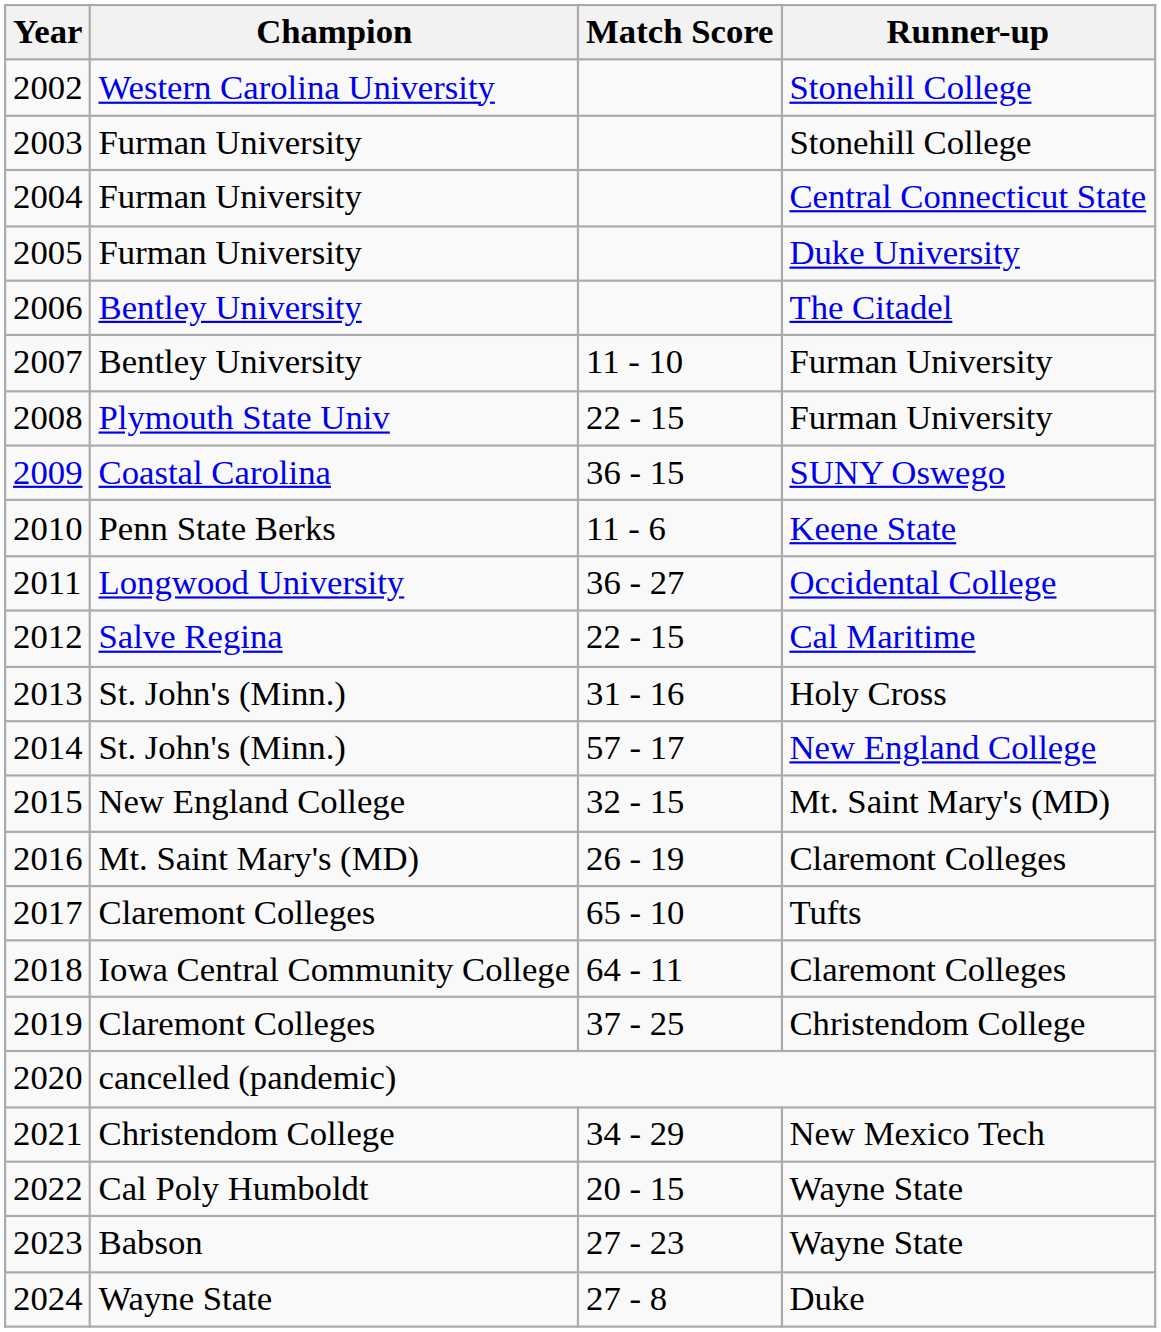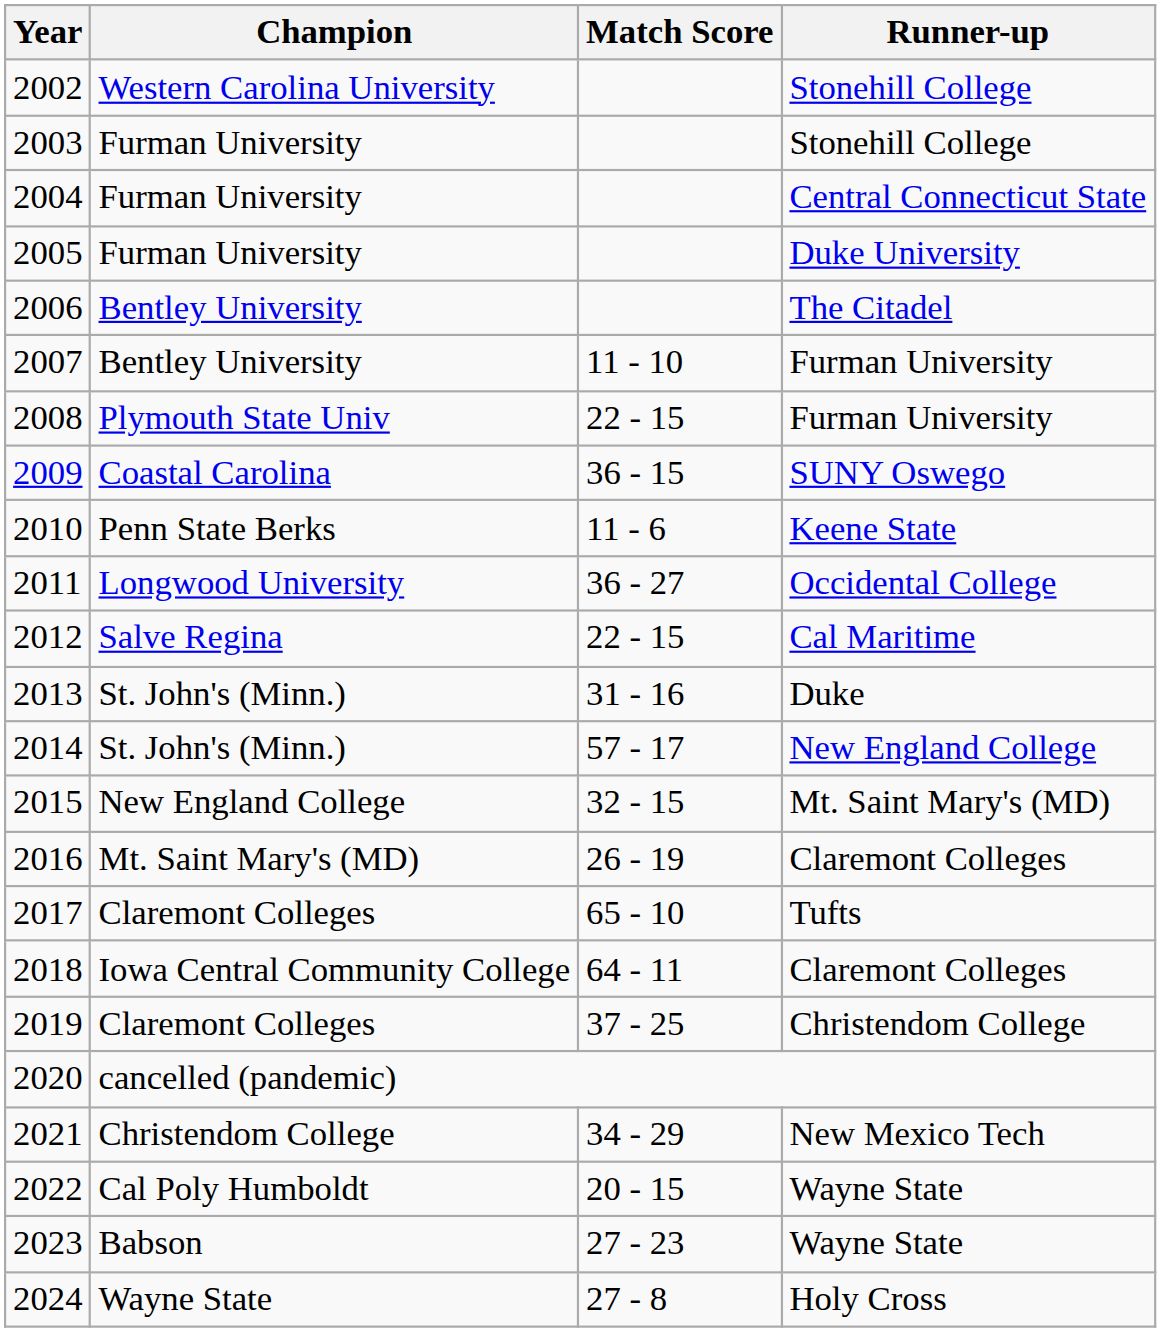(868, 692) Holy Cross -> (827, 692) Duke
(827, 1298) Duke -> (868, 1298) Holy Cross
